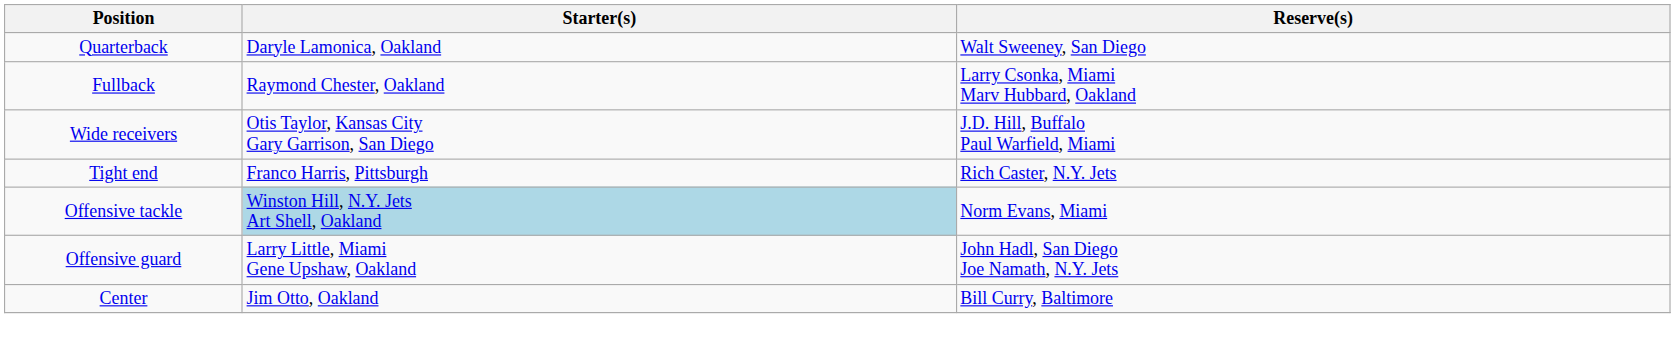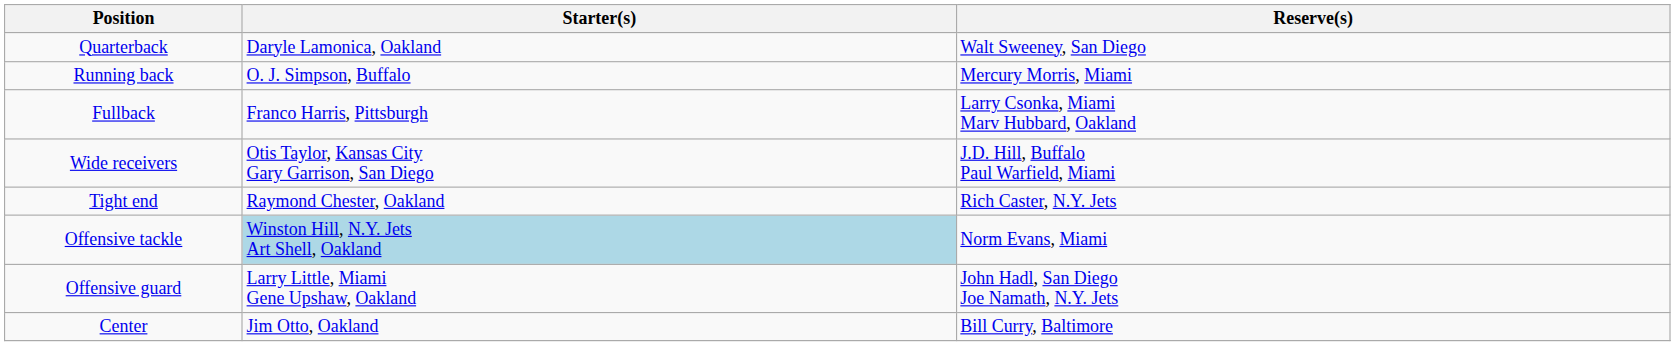+ row: (123, 75)
(346, 85) Raymond Chester, Oakland -> (337, 114) Franco Harris, Pittsburgh
(337, 172) Franco Harris, Pittsburgh -> (346, 201) Raymond Chester, Oakland
